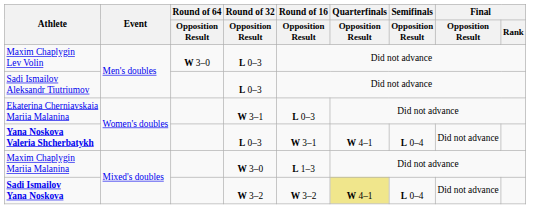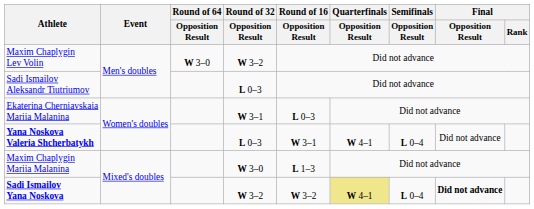(250, 64) L 0–3 -> (250, 64) W 3–2
(468, 191) normal -> (470, 191) bold
